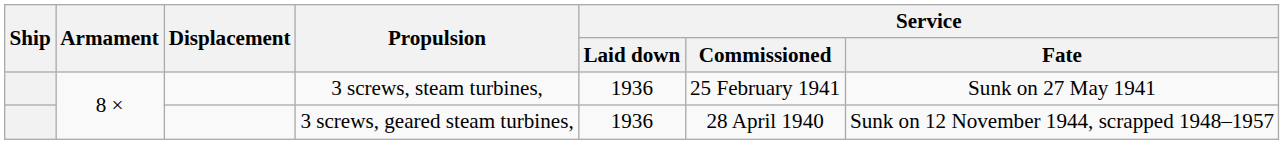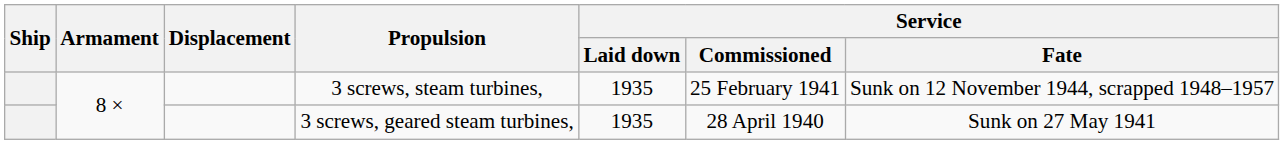(632, 88) 1936 -> (632, 88) 1935
(1062, 88) Sunk on 27 May 1941 -> (1062, 88) Sunk on 12 November 1944, scrapped 1948–1957
(632, 121) 1936 -> (632, 121) 1935
(1062, 121) Sunk on 12 November 1944, scrapped 1948–1957 -> (1062, 121) Sunk on 27 May 1941
